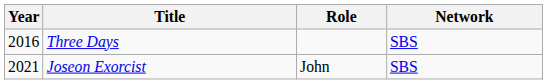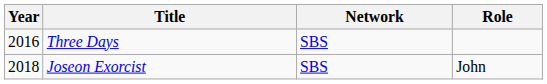columns swapped: (341, 16) <-> (464, 16)
(24, 66) 2021 -> (24, 66) 2018
